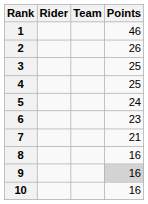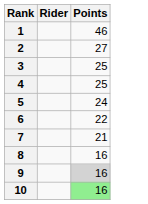- column: (87, 13)
(135, 48) 26 -> (101, 48) 27
(135, 119) 23 -> (101, 119) 22
(135, 191) no background -> (101, 191) lightgreen background
